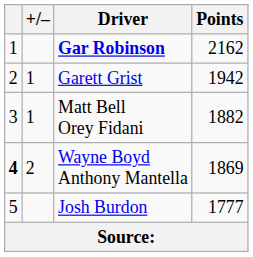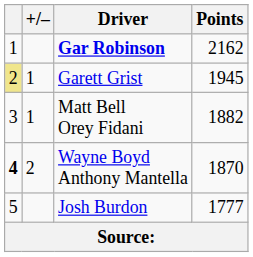(13, 77) no background -> (13, 77) khaki background
(226, 77) 1942 -> (226, 77) 1945
(226, 168) 1869 -> (226, 168) 1870
